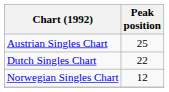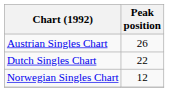(142, 43) 25 -> (142, 43) 26
